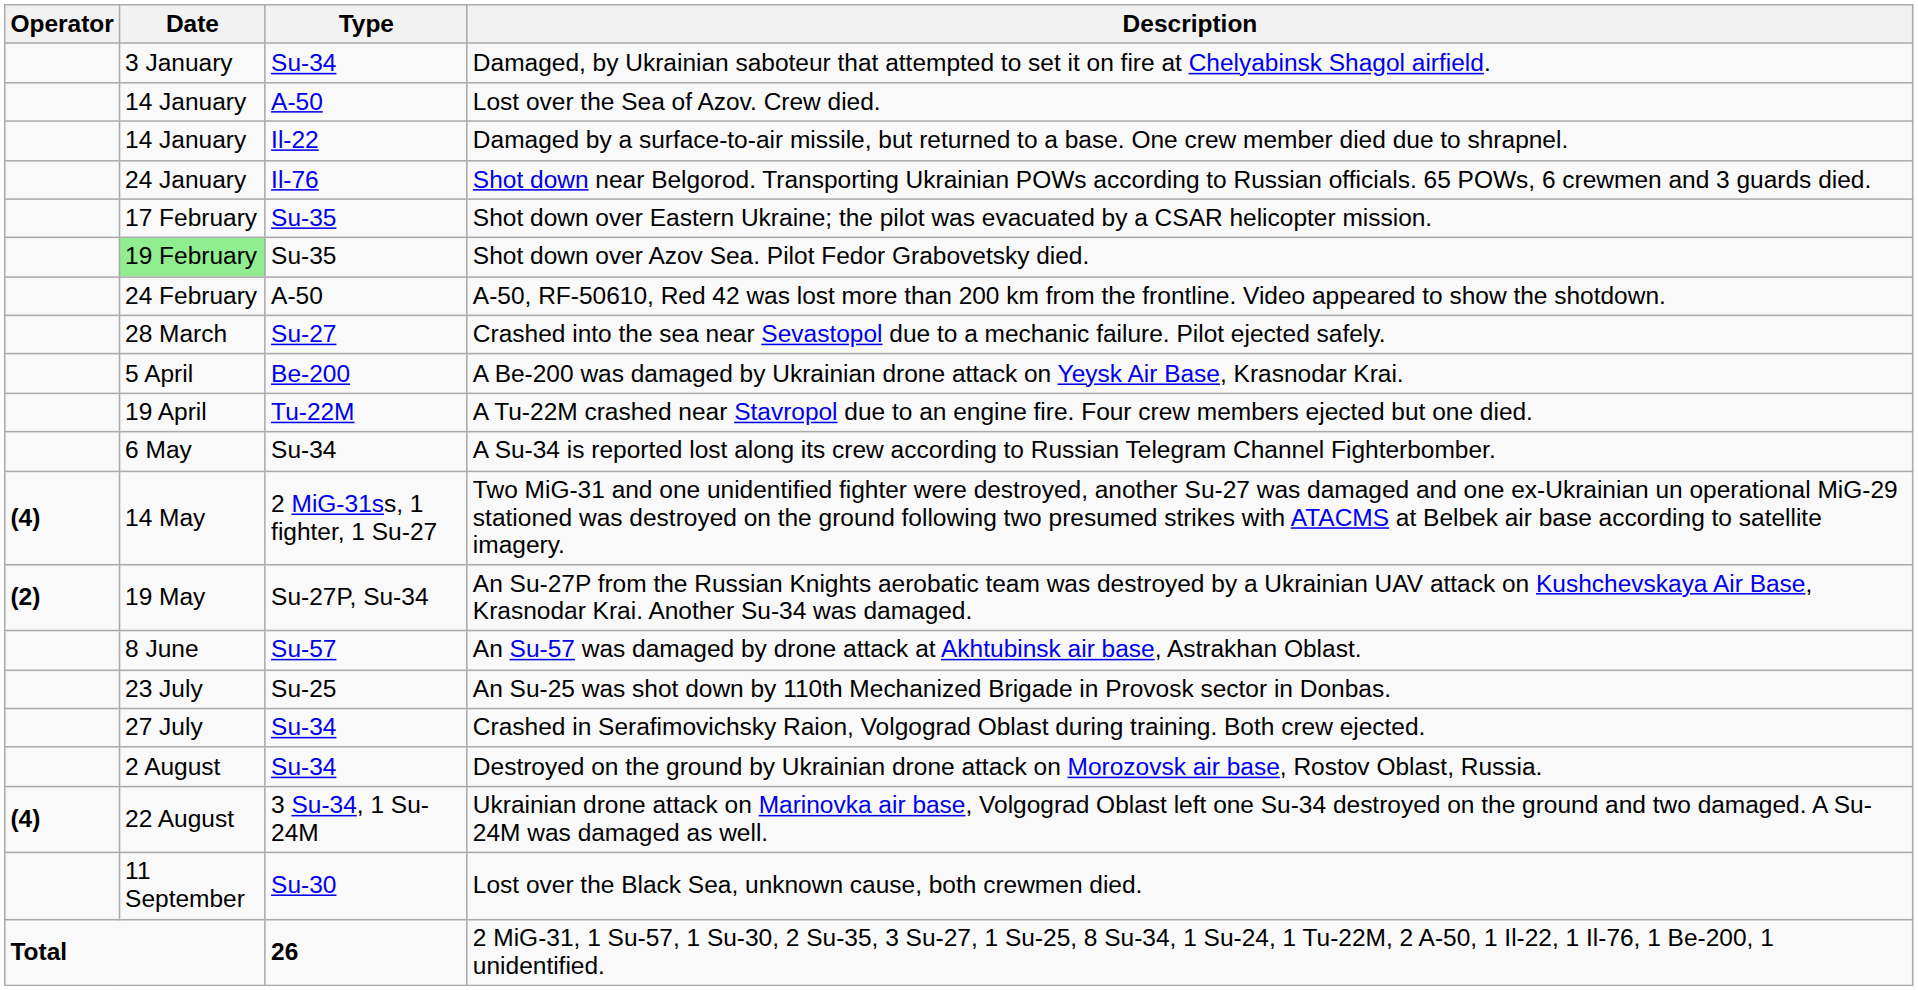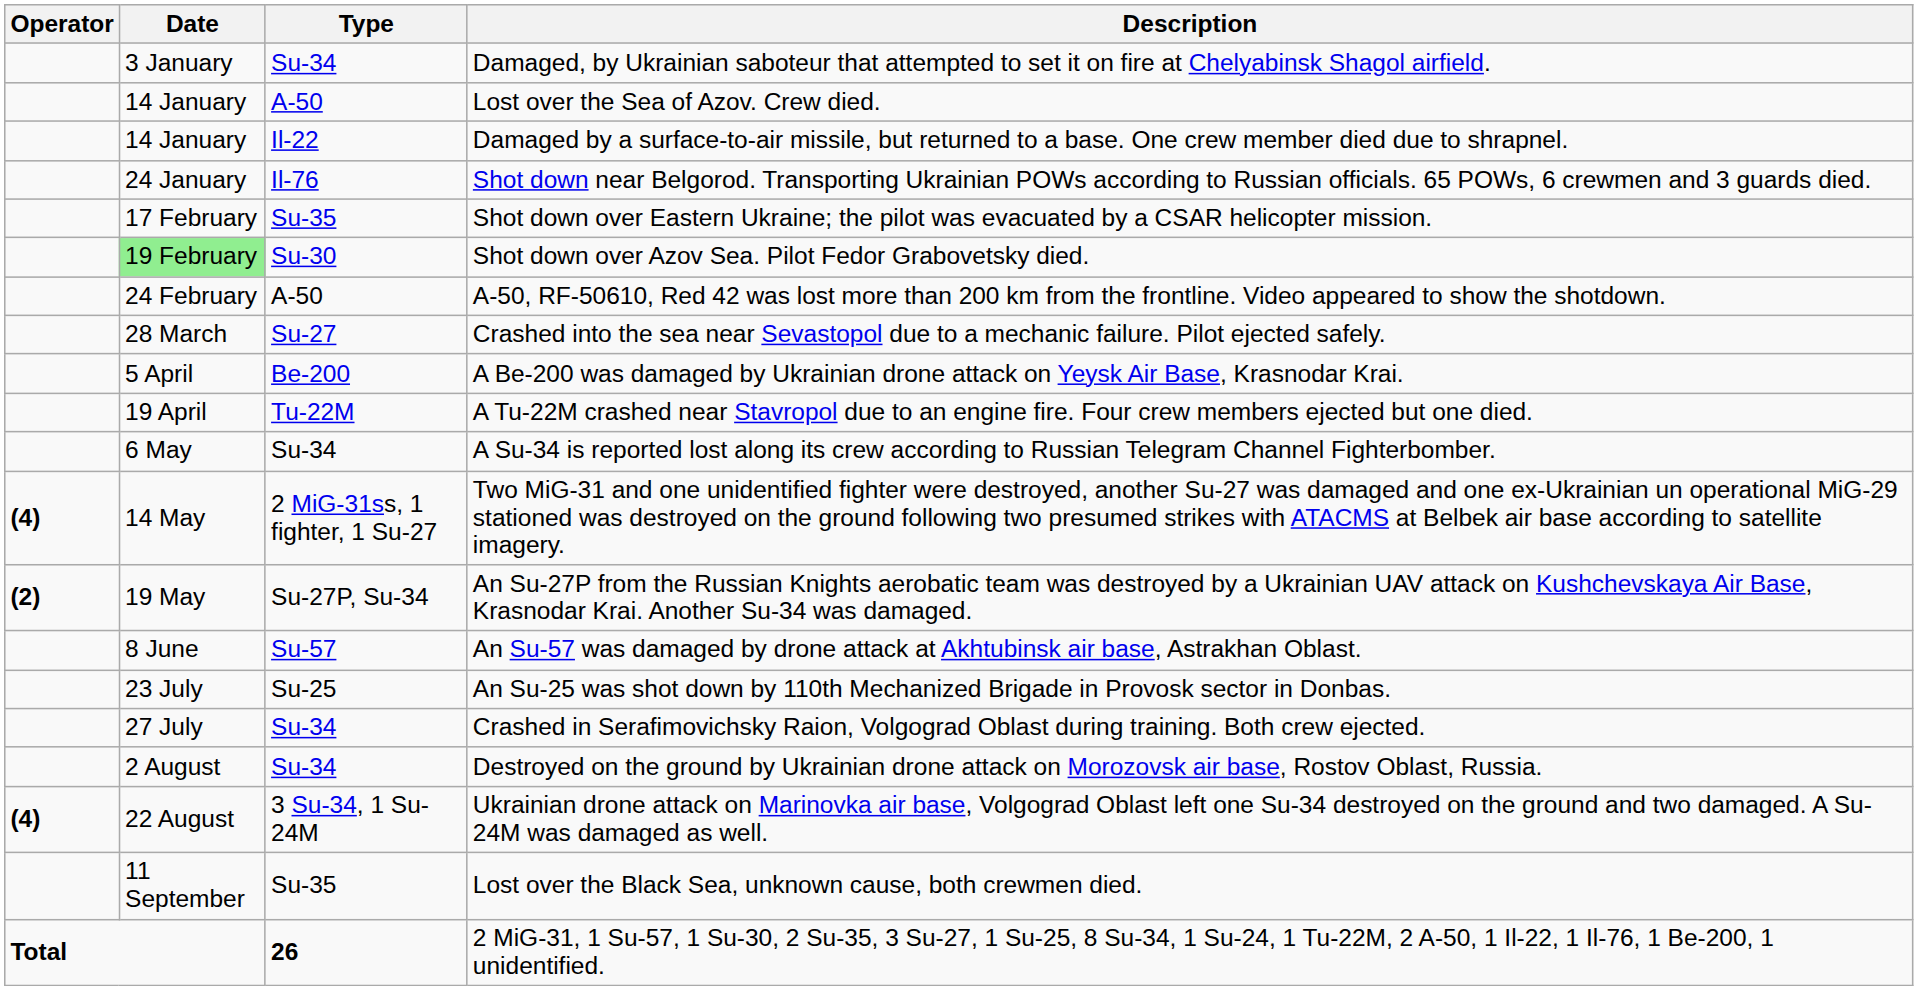(304, 256) Su-35 -> (304, 256) Su-30
(304, 885) Su-30 -> (304, 885) Su-35
